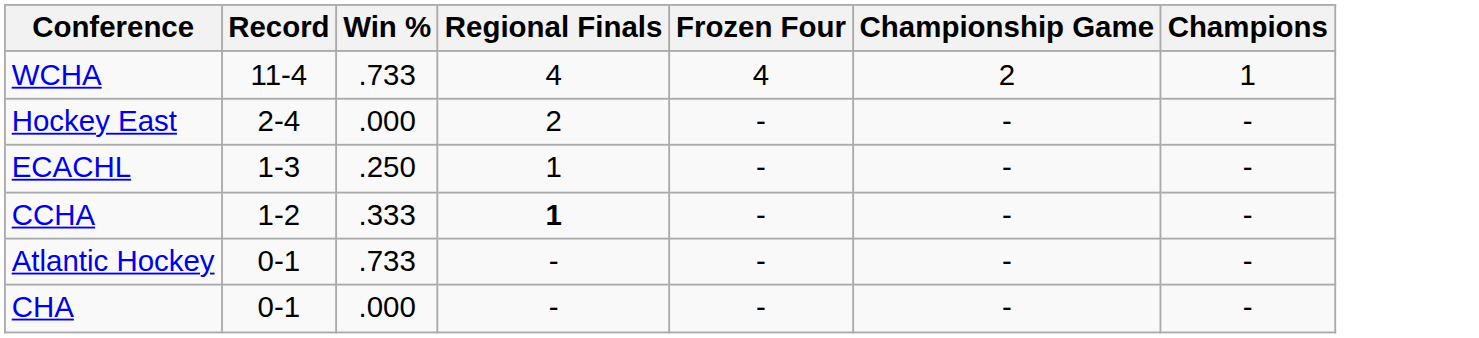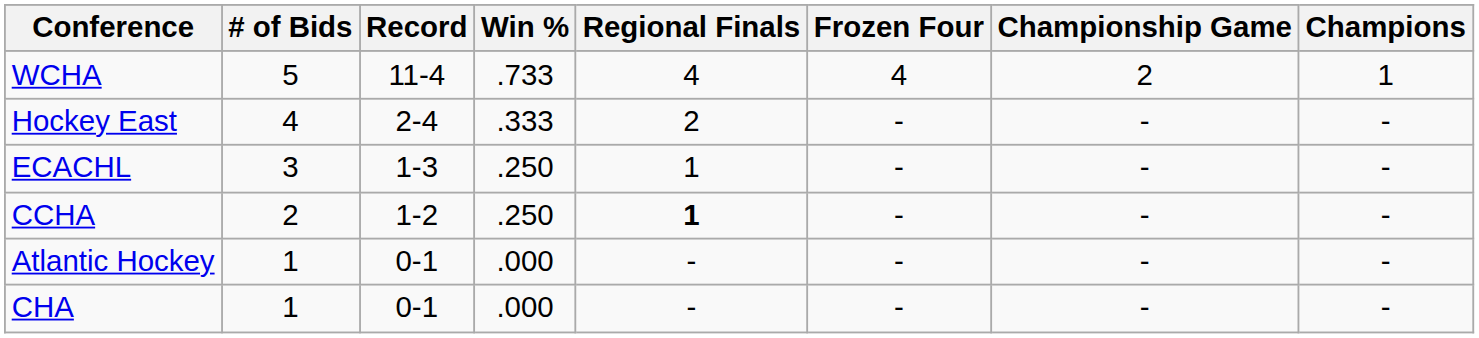+ column: (290, 27)
(387, 121) .000 -> (525, 121) .333
(387, 214) .333 -> (525, 214) .250
(387, 261) .733 -> (525, 261) .000
